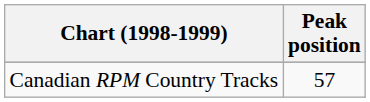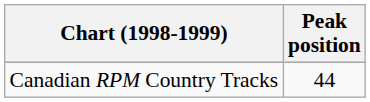(324, 79) 57 -> (324, 79) 44
